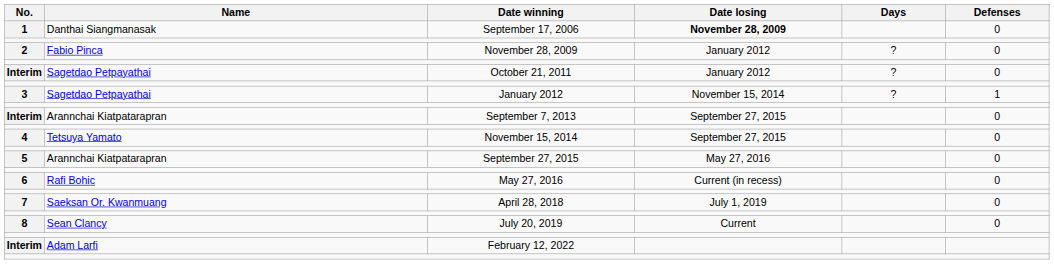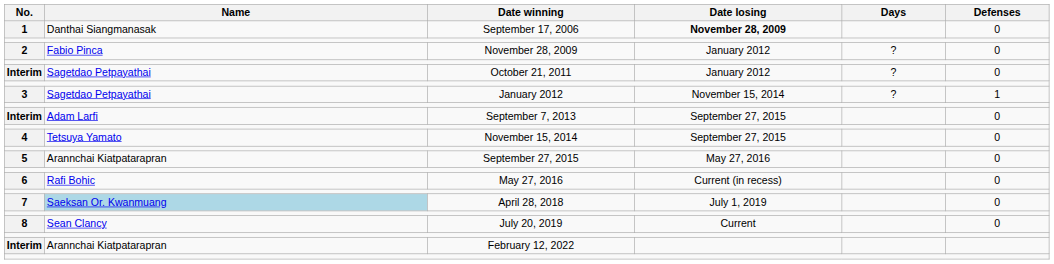(107, 116) Arannchai Kiatpatarapran -> (72, 116) Adam Larfi
(107, 202) no background -> (107, 202) lightblue background
(72, 245) Adam Larfi -> (107, 245) Arannchai Kiatpatarapran
